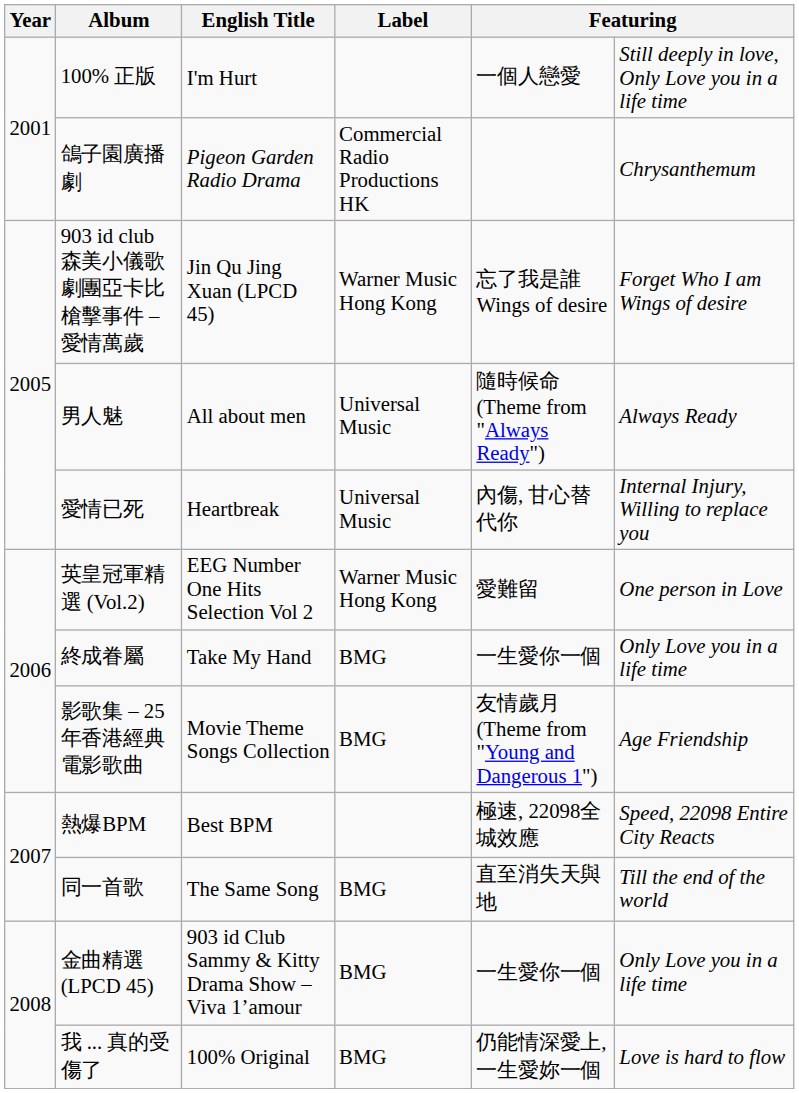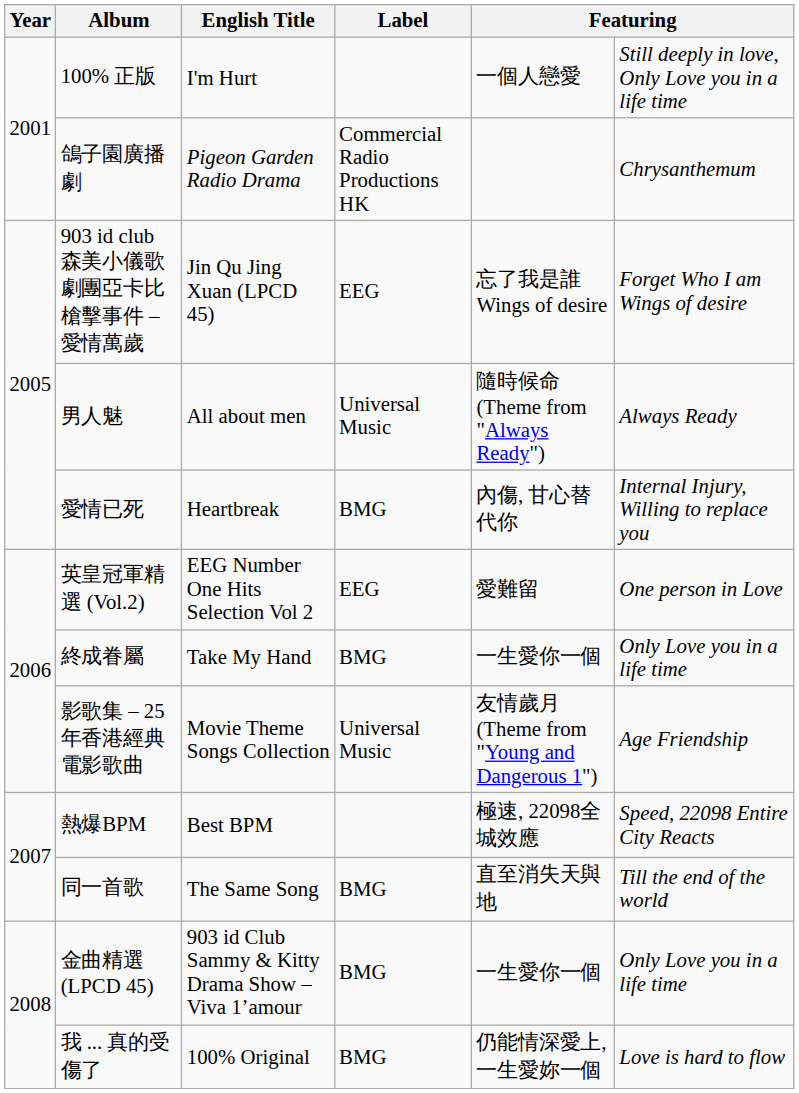(398, 291) Warner Music Hong Kong -> (359, 291) EEG
(380, 509) Universal Music -> (363, 509) BMG
(398, 589) Warner Music Hong Kong -> (359, 589) EEG
(363, 739) BMG -> (380, 739) Universal Music
